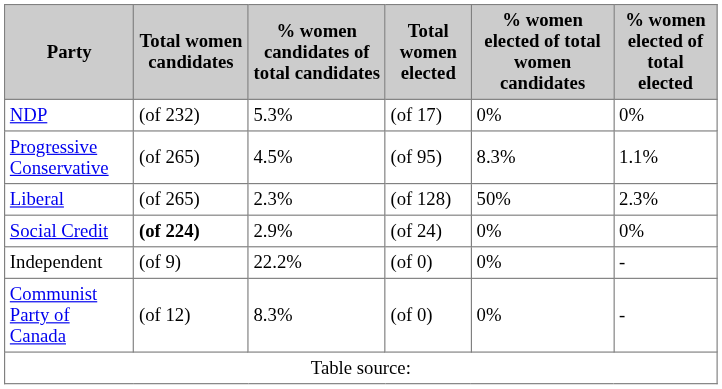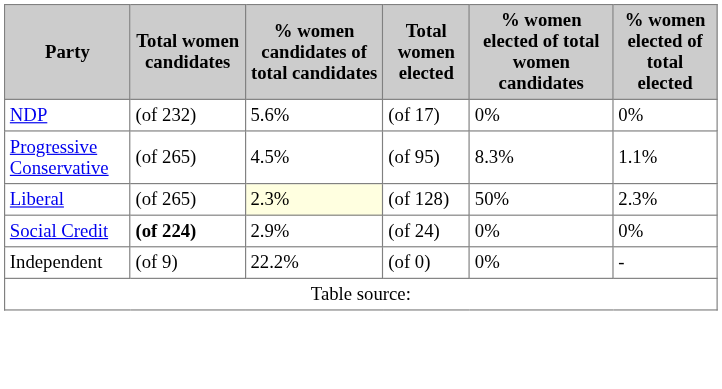(273, 115) 5.3% -> (270, 115) 5.6%
(273, 199) no background -> (270, 199) lightyellow background
- row: (54, 315)
